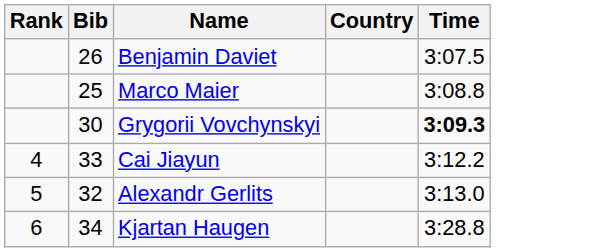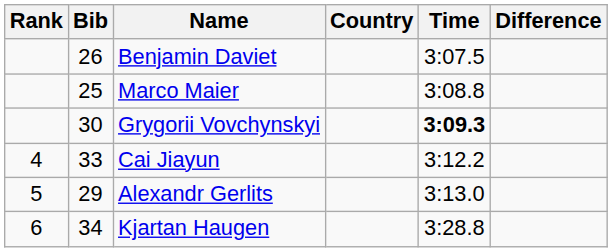+ column: (548, 21)
(90, 194) 32 -> (90, 194) 29
